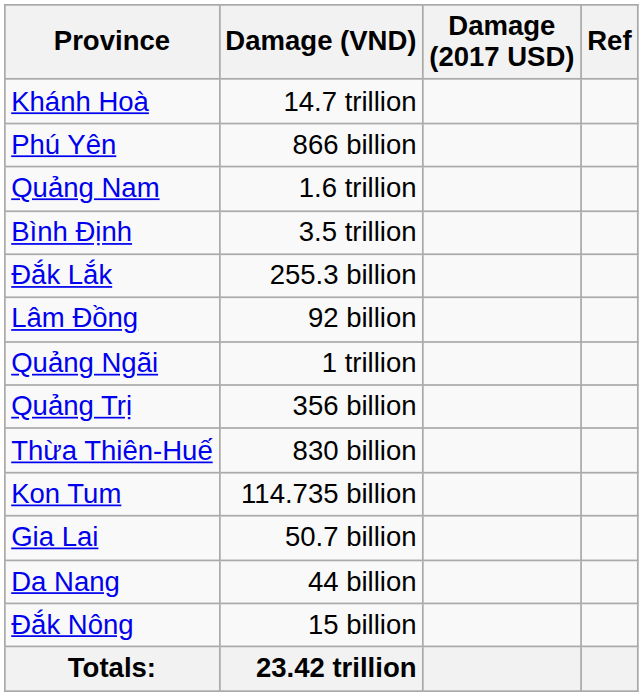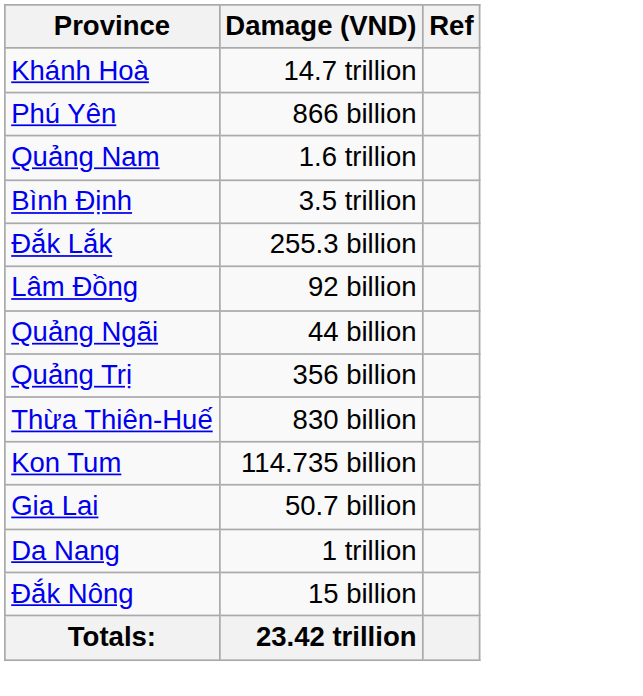- column: (502, 41)
(369, 362) 1 trillion -> (362, 331) 44 billion
(362, 581) 44 billion -> (369, 550) 1 trillion
